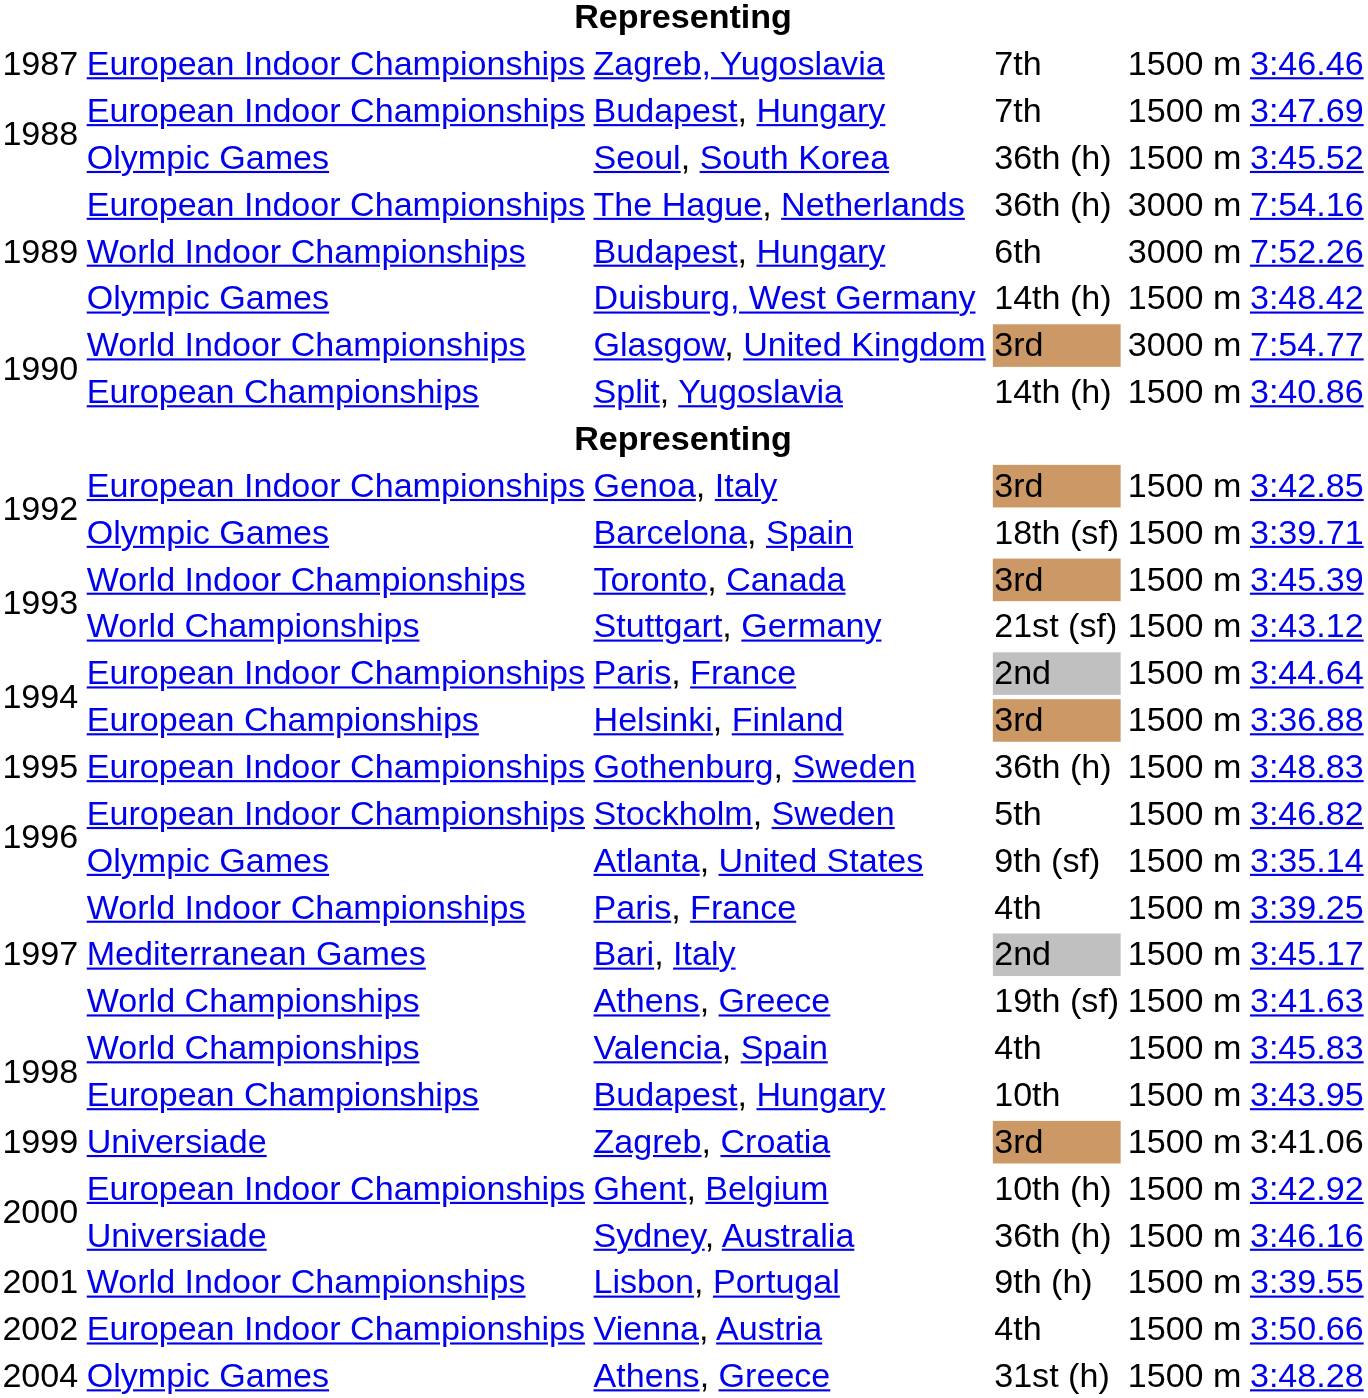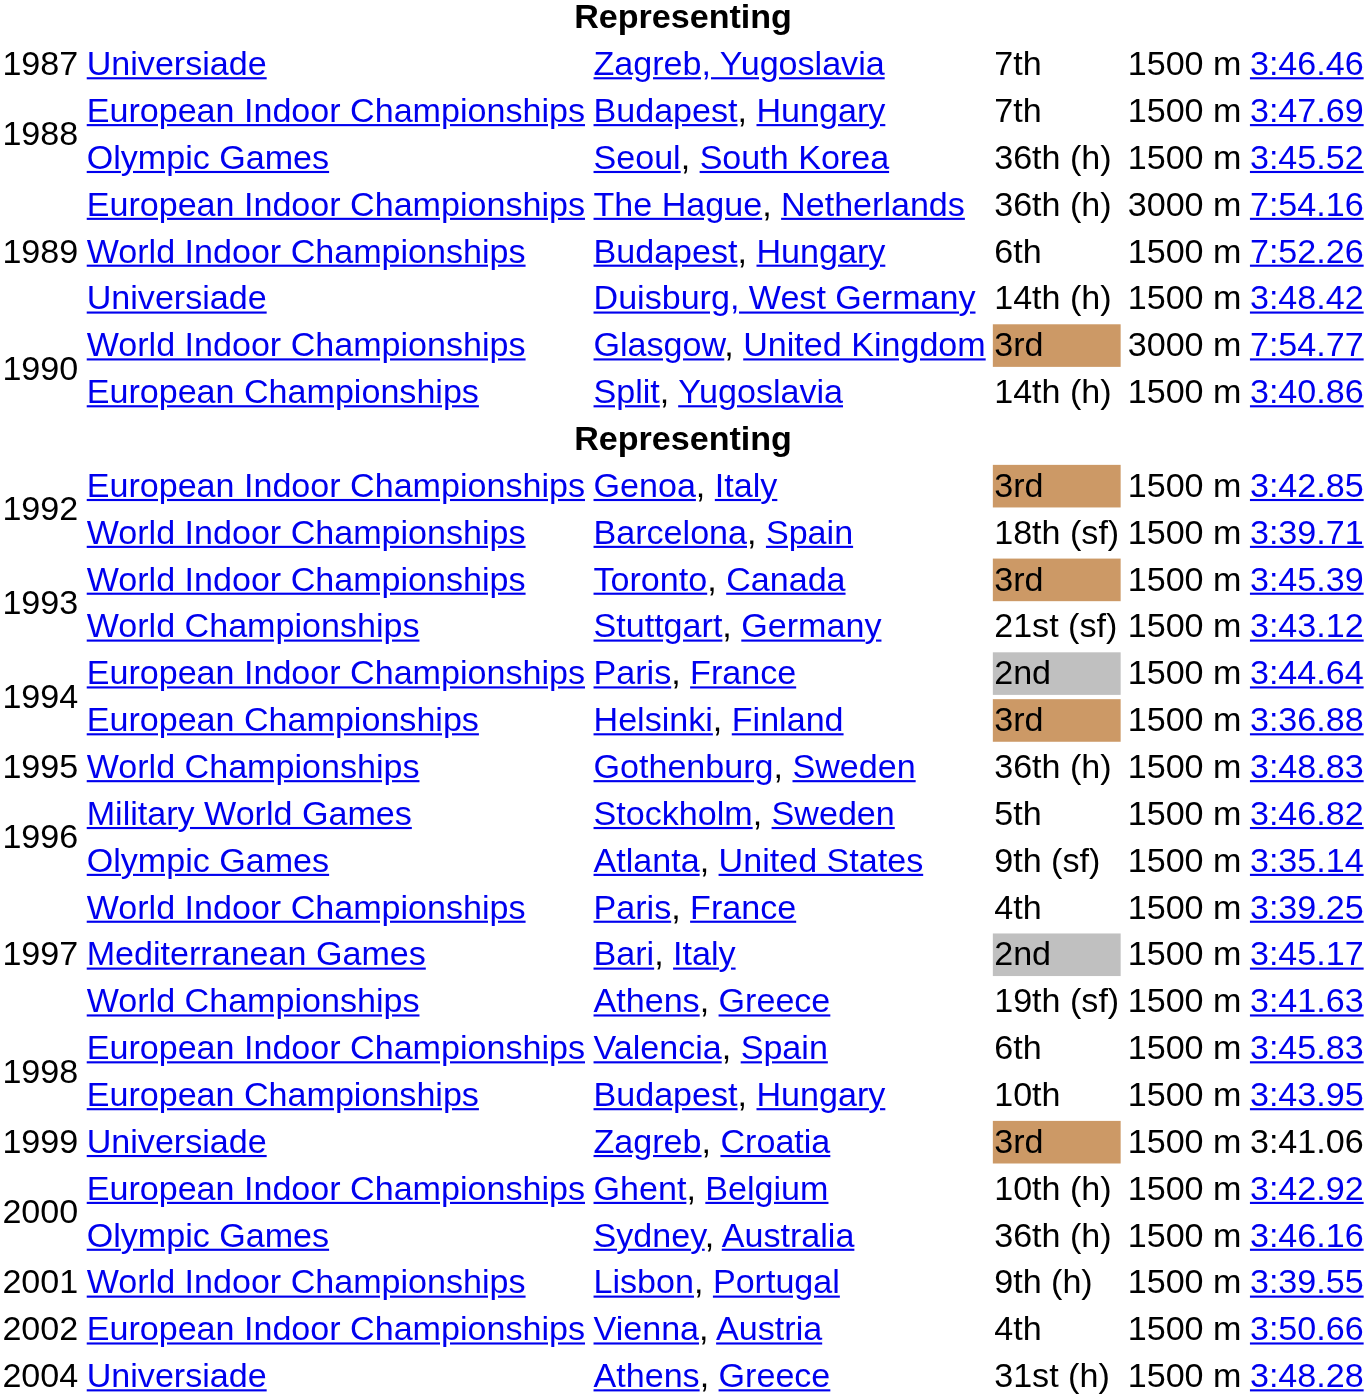(336, 63) European Indoor Championships -> (177, 63) Universiade
(1185, 251) 3000 m -> (1185, 251) 1500 m
(208, 298) Olympic Games -> (177, 298) Universiade
(208, 532) Olympic Games -> (306, 532) World Indoor Championships
(336, 766) European Indoor Championships -> (253, 766) World Championships
(336, 813) European Indoor Championships -> (249, 813) Military World Games
(253, 1047) World Championships -> (336, 1047) European Indoor Championships
(1018, 1047) 4th -> (1018, 1047) 6th
(177, 1235) Universiade -> (208, 1235) Olympic Games
(208, 1375) Olympic Games -> (177, 1375) Universiade
